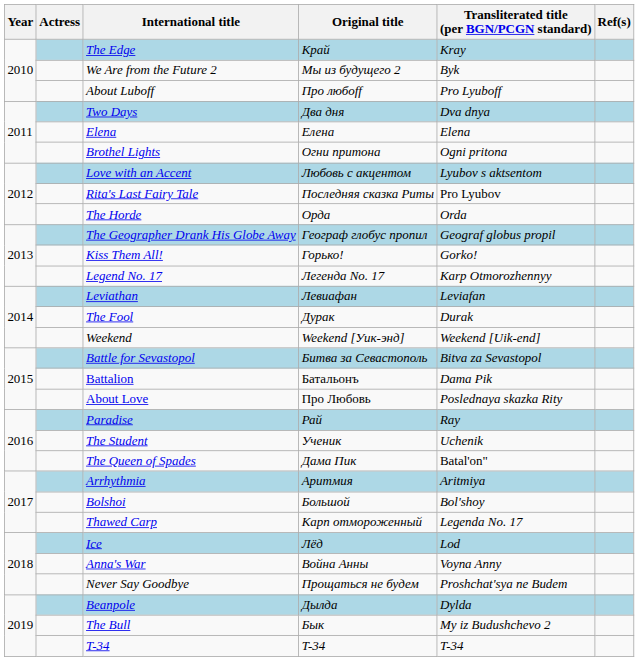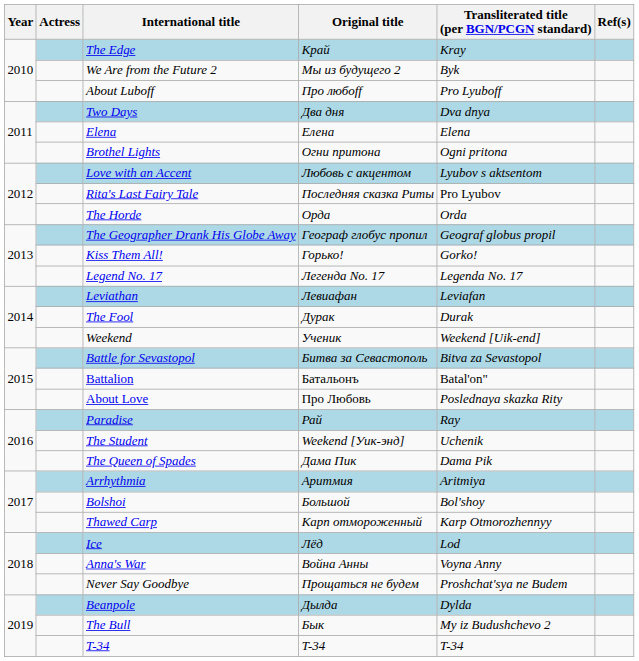(496, 276) Karp Otmorozhennyy -> (481, 276) Legenda No. 17
(353, 337) Weekend [Уик-энд] -> (321, 337) Ученик
(466, 378) Dama Pik -> (464, 378) Batal'on"
(321, 440) Ученик -> (353, 440) Weekend [Уик-энд]
(464, 460) Batal'on" -> (466, 460) Dama Pik
(481, 522) Legenda No. 17 -> (496, 522) Karp Otmorozhennyy
